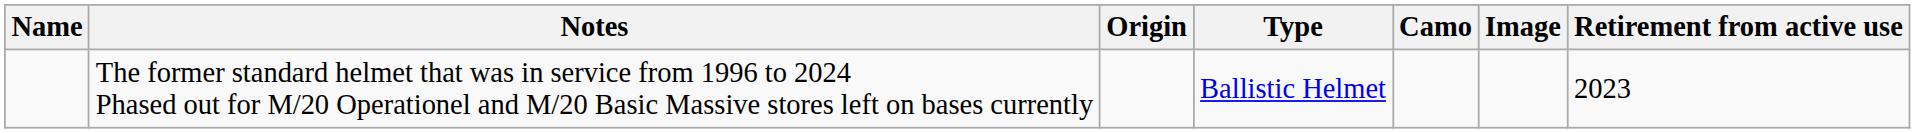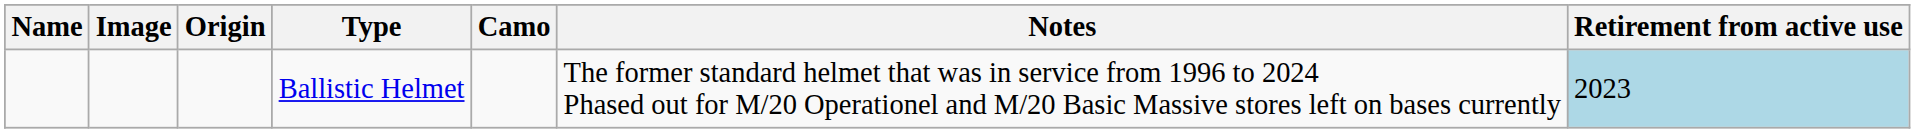columns swapped: (1523, 27) <-> (594, 27)
(1603, 88) no background -> (1603, 88) lightblue background
